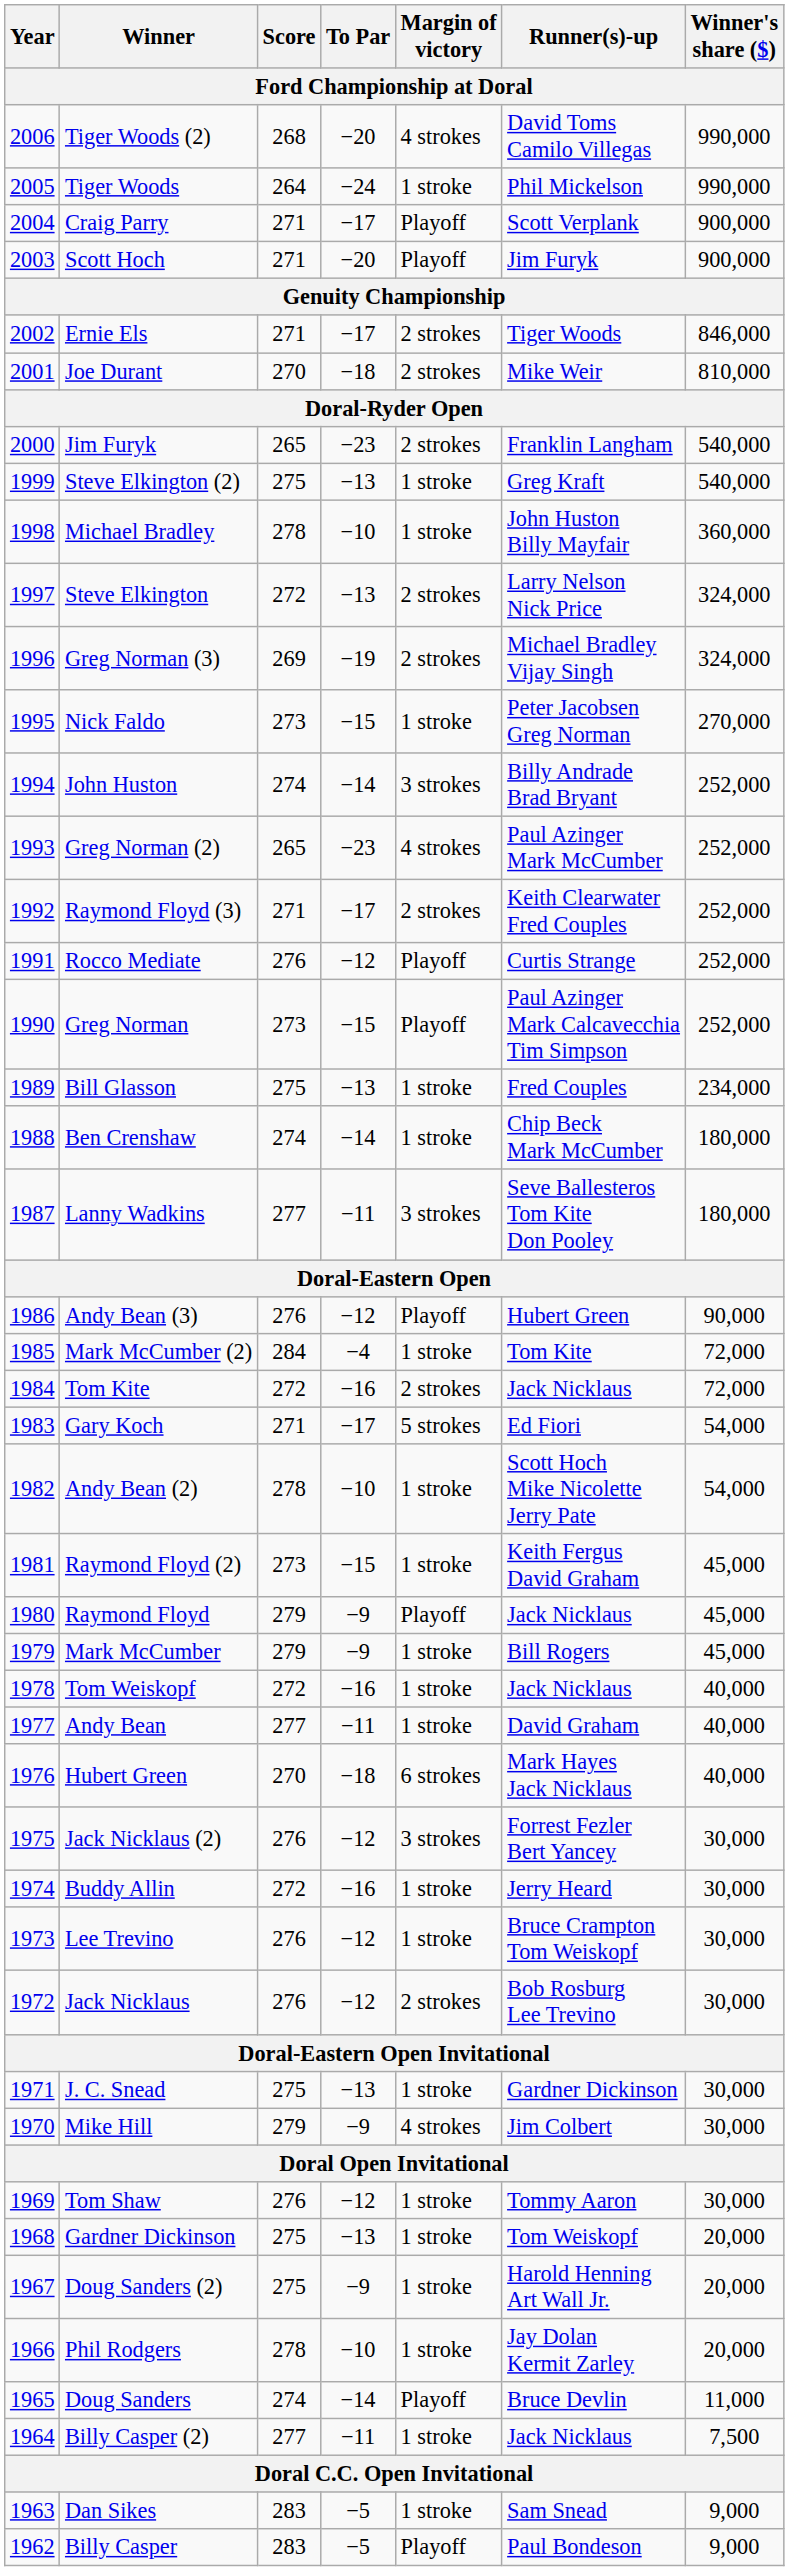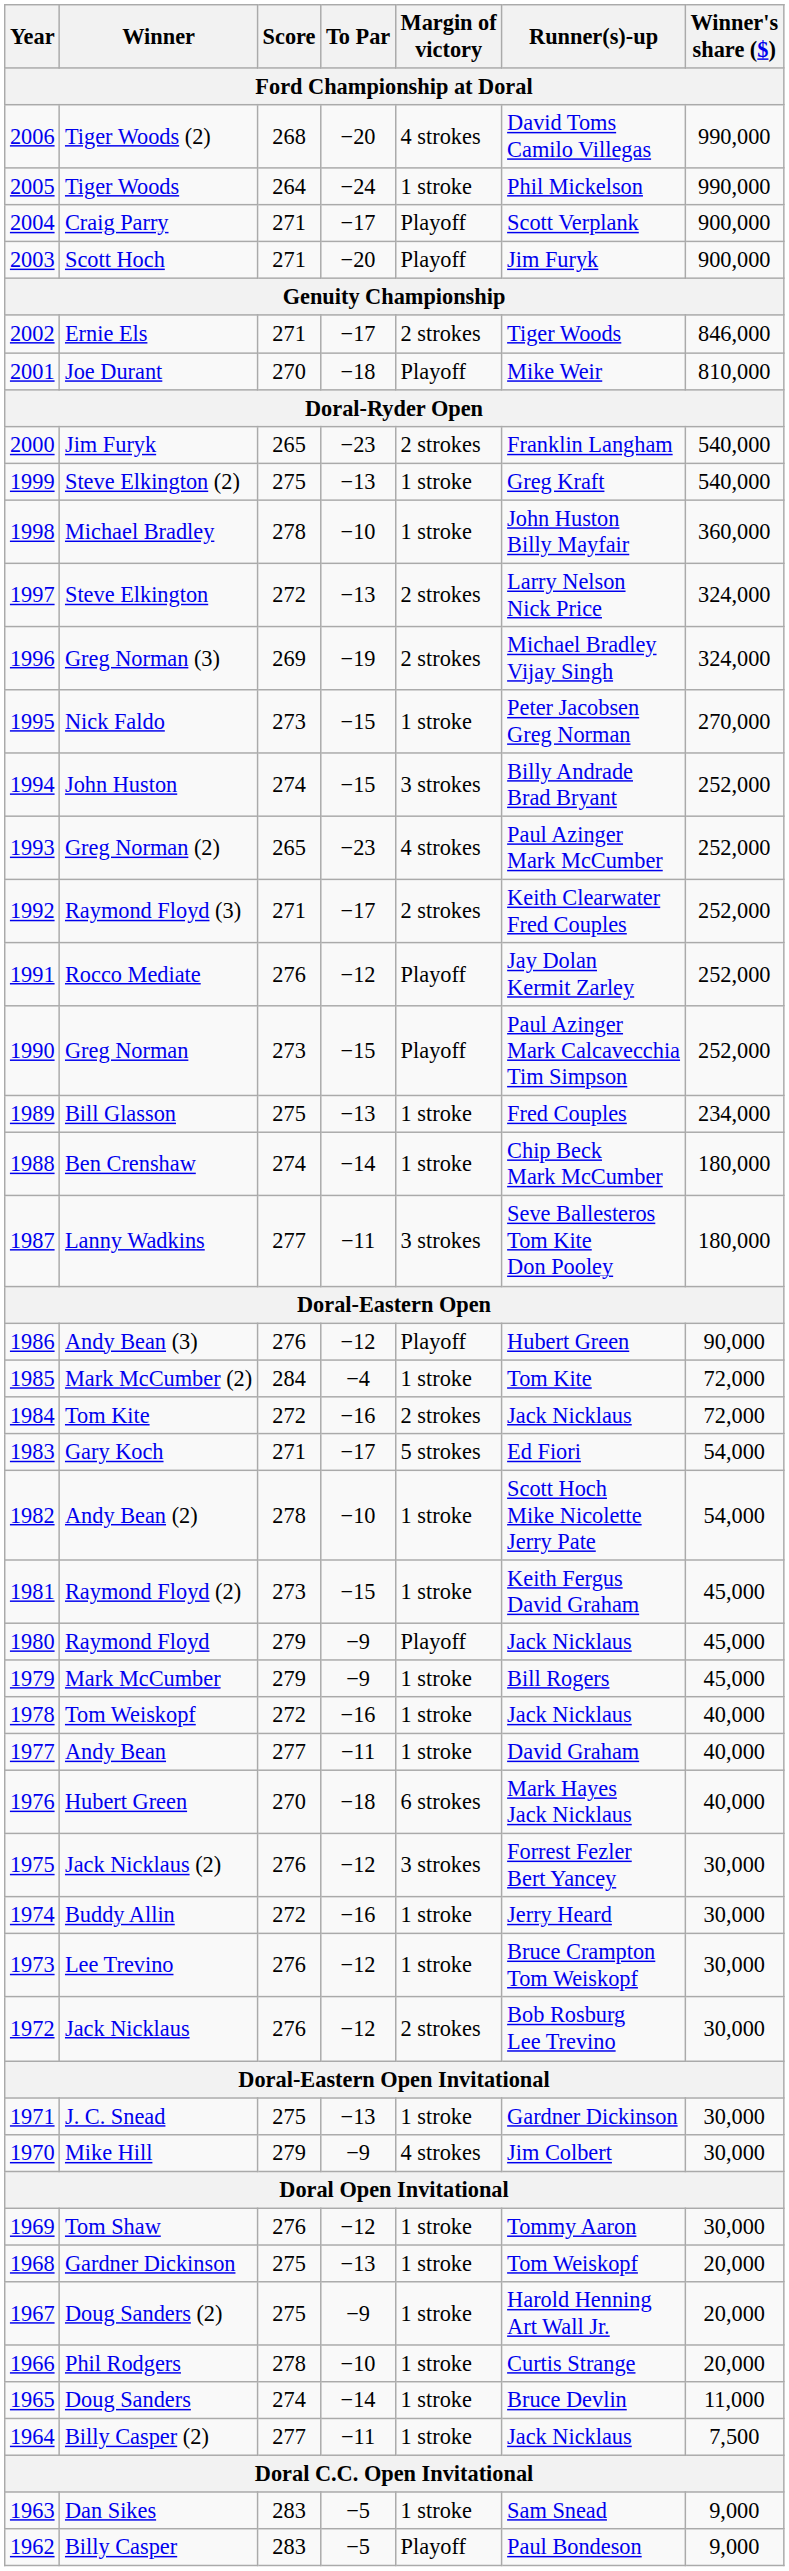(441, 370) 2 strokes -> (433, 370) Playoff
(358, 784) −14 -> (358, 784) −15
(571, 961) Curtis Strange -> (571, 974) Jay Dolan Kermit Zarley
(571, 2350) Jay Dolan Kermit Zarley -> (571, 2363) Curtis Strange
(433, 2400) Playoff -> (436, 2400) 1 stroke
